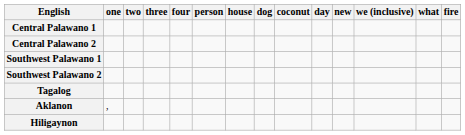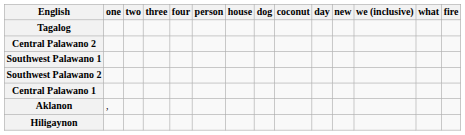rows swapped: (54, 28) <-> (54, 91)
